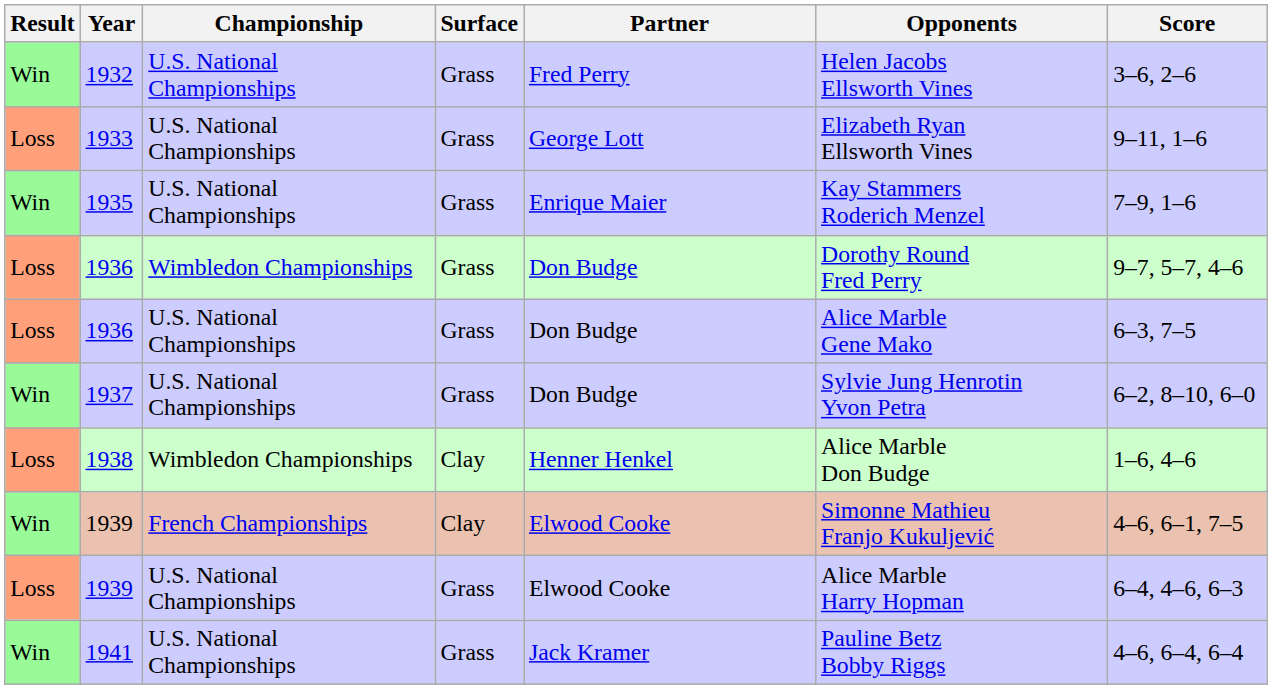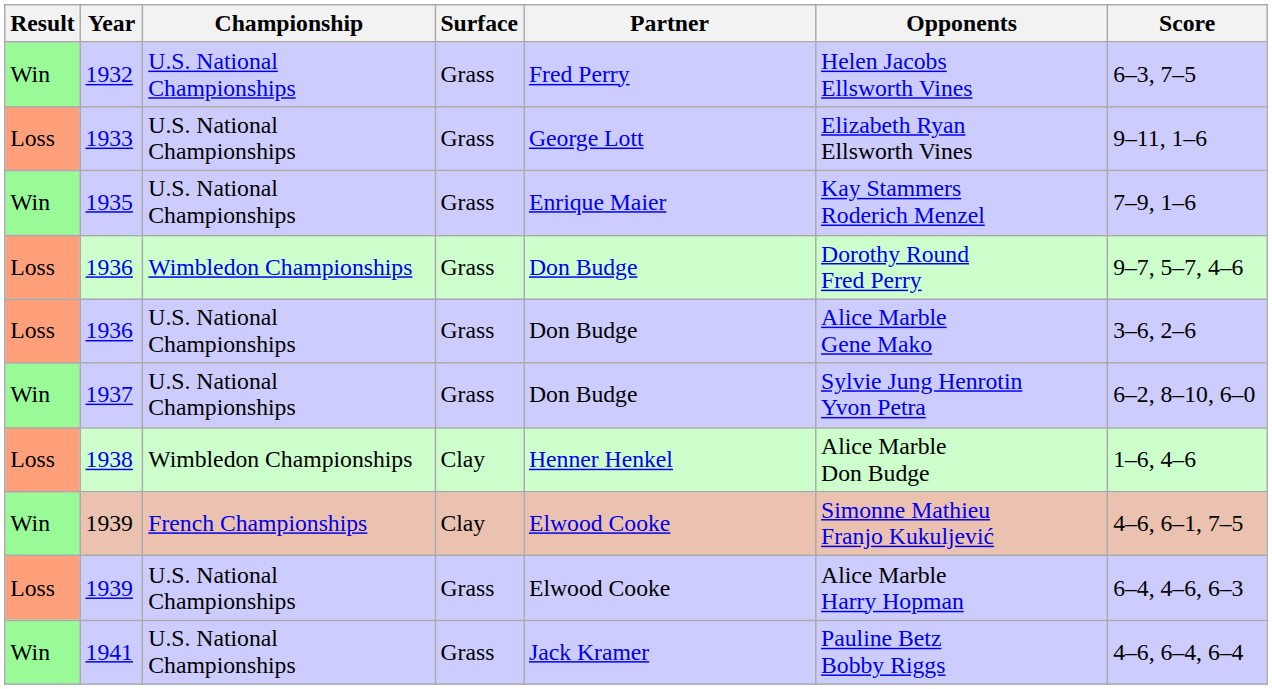(1155, 74) 3–6, 2–6 -> (1155, 74) 6–3, 7–5
(1155, 330) 6–3, 7–5 -> (1155, 330) 3–6, 2–6
